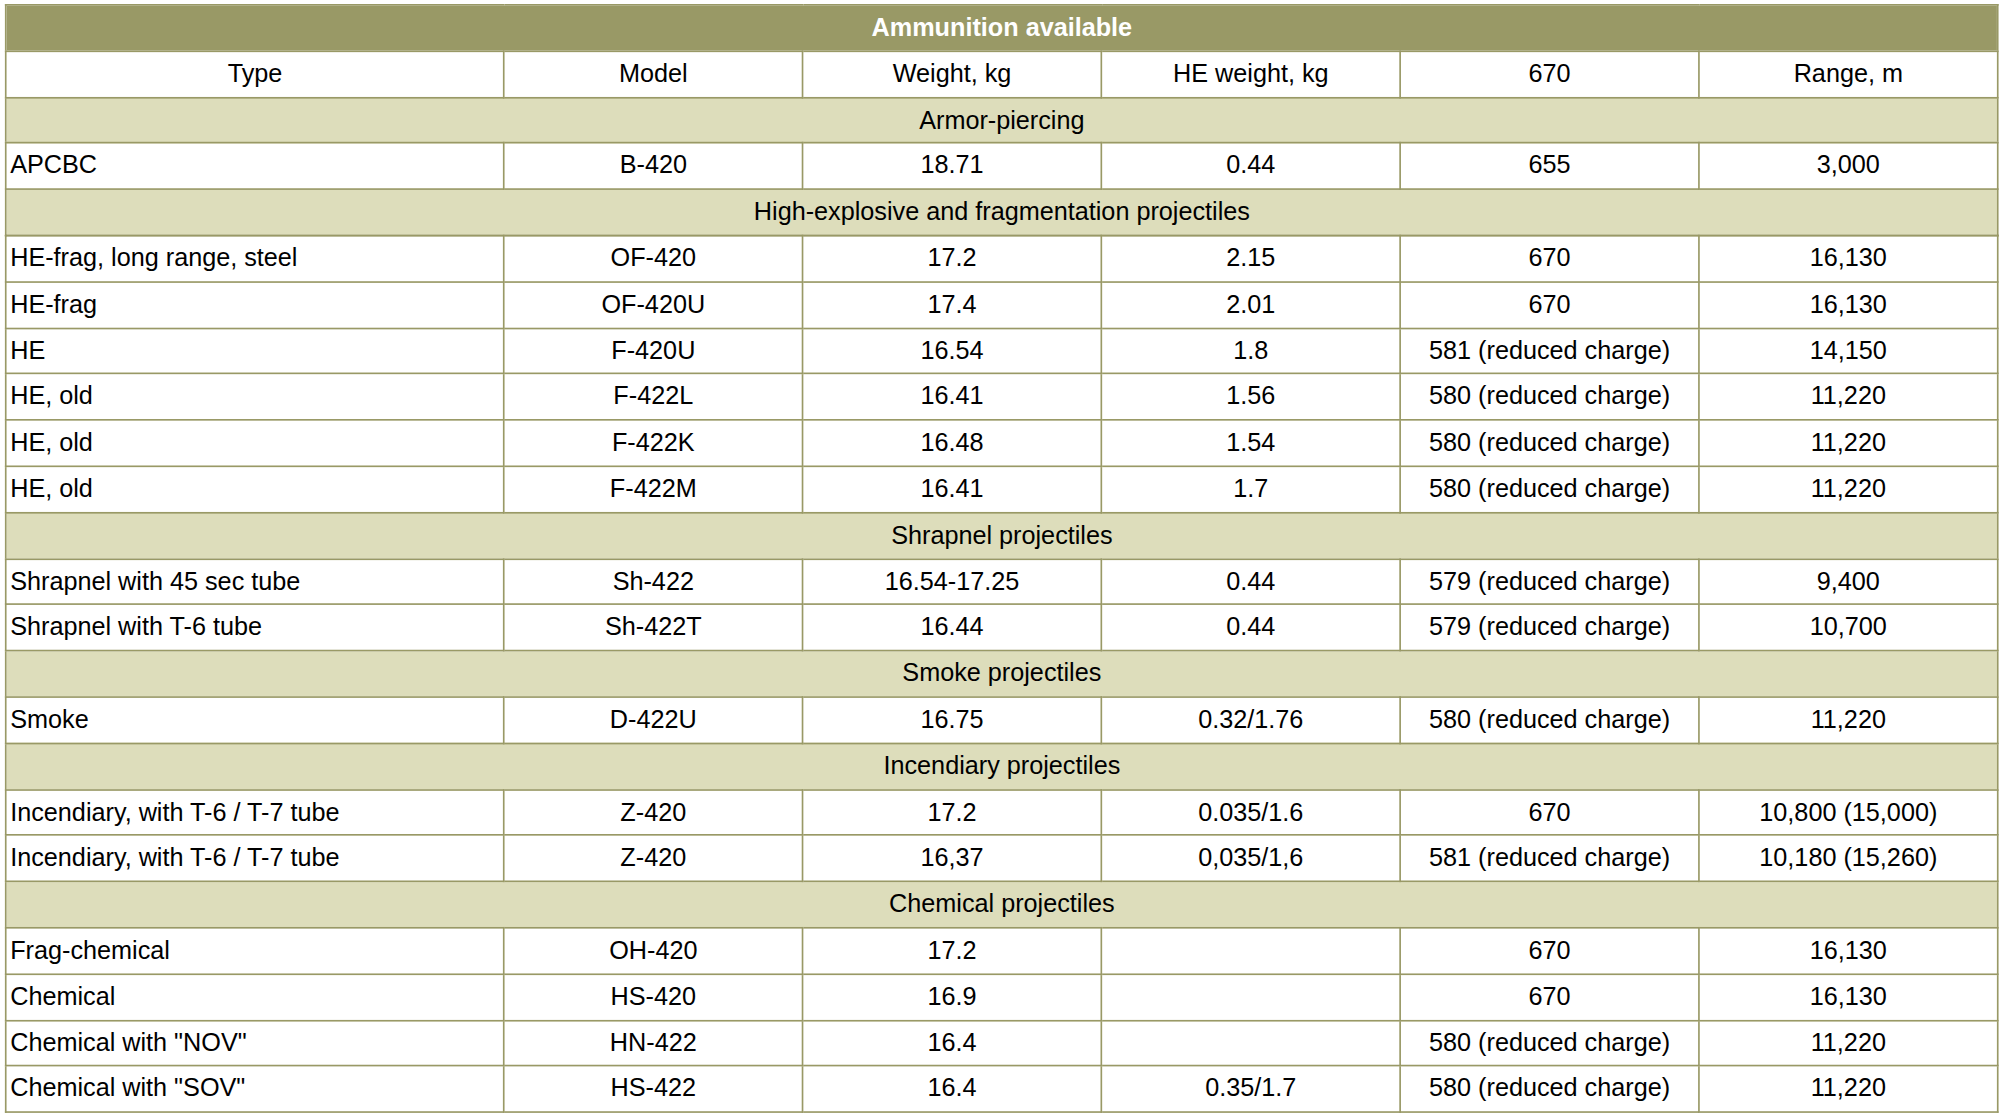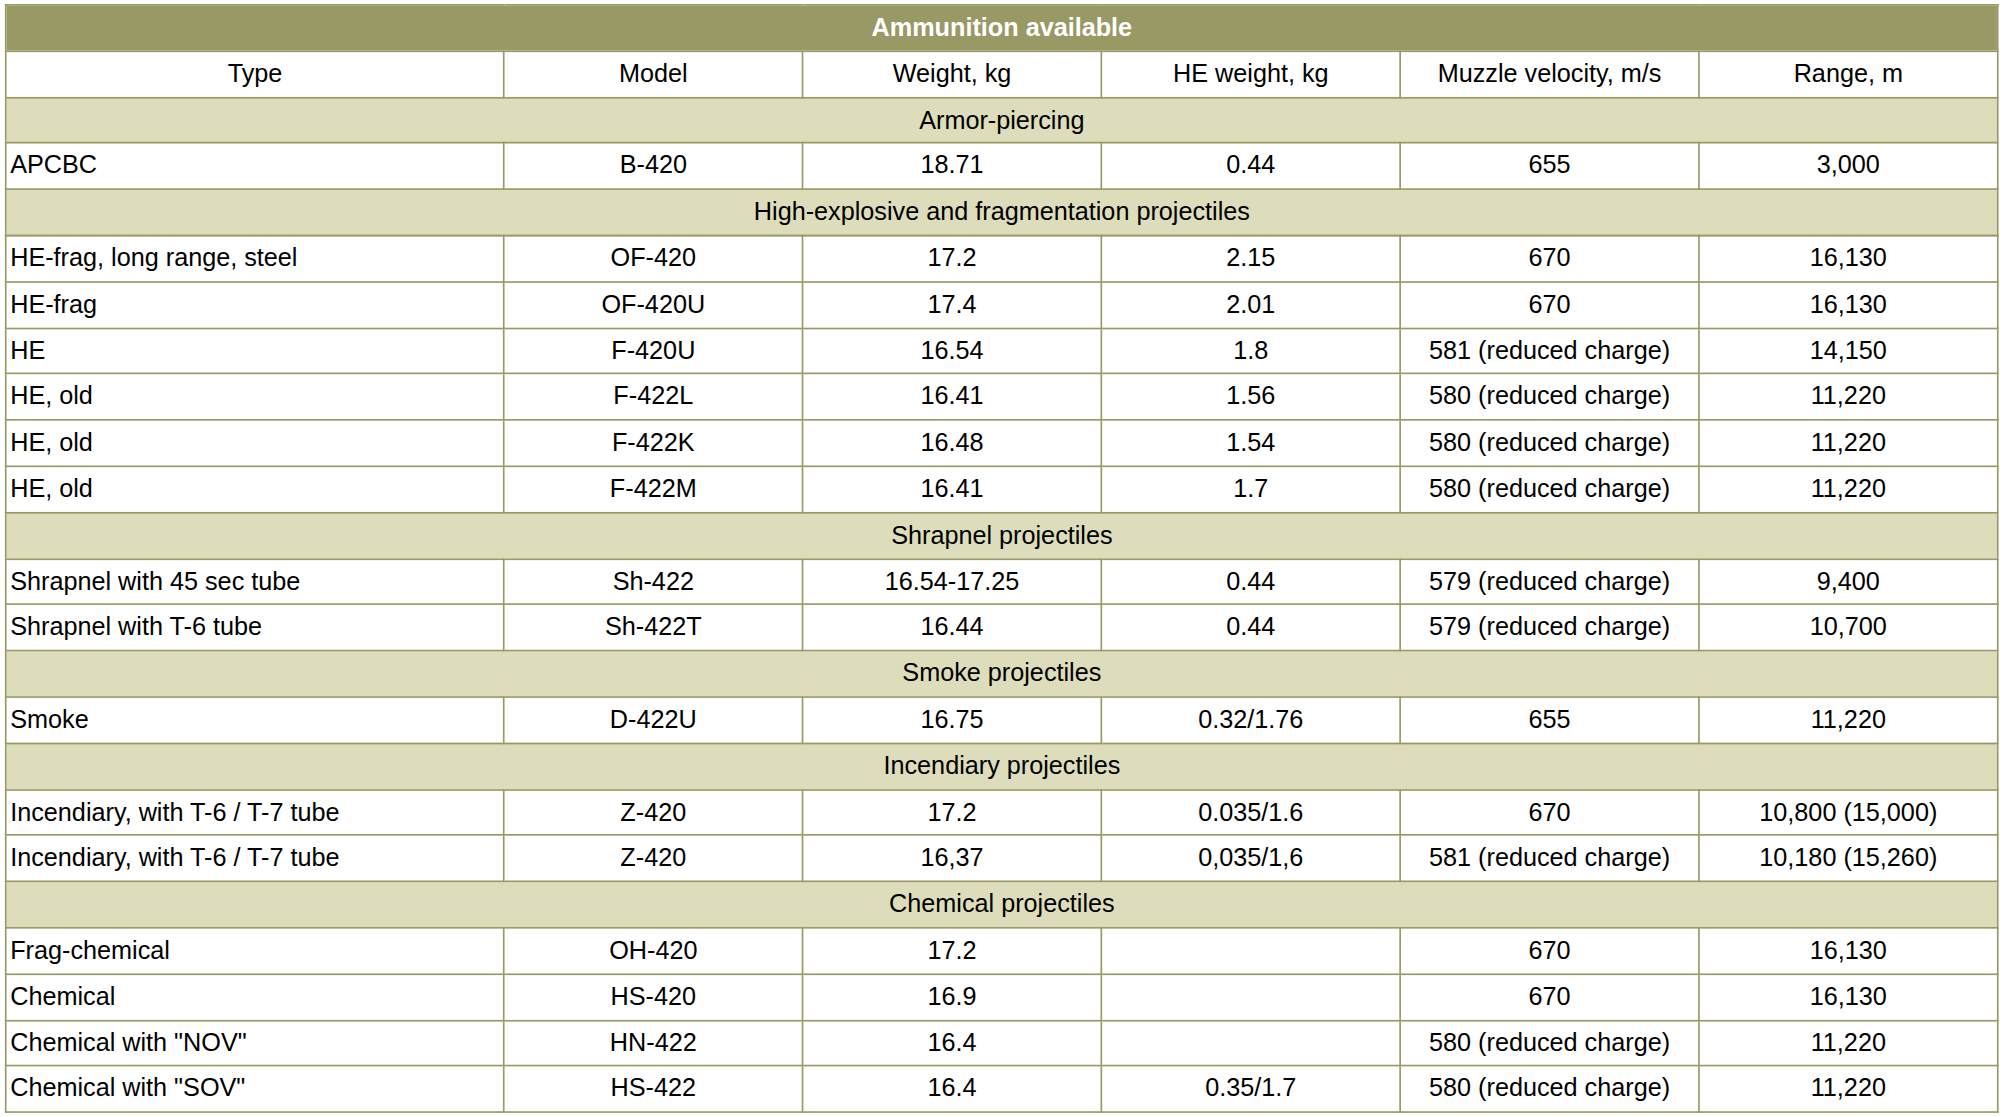(1550, 73) 670 -> (1550, 73) Muzzle velocity, m/s
(1550, 719) 580 (reduced charge) -> (1550, 719) 655
